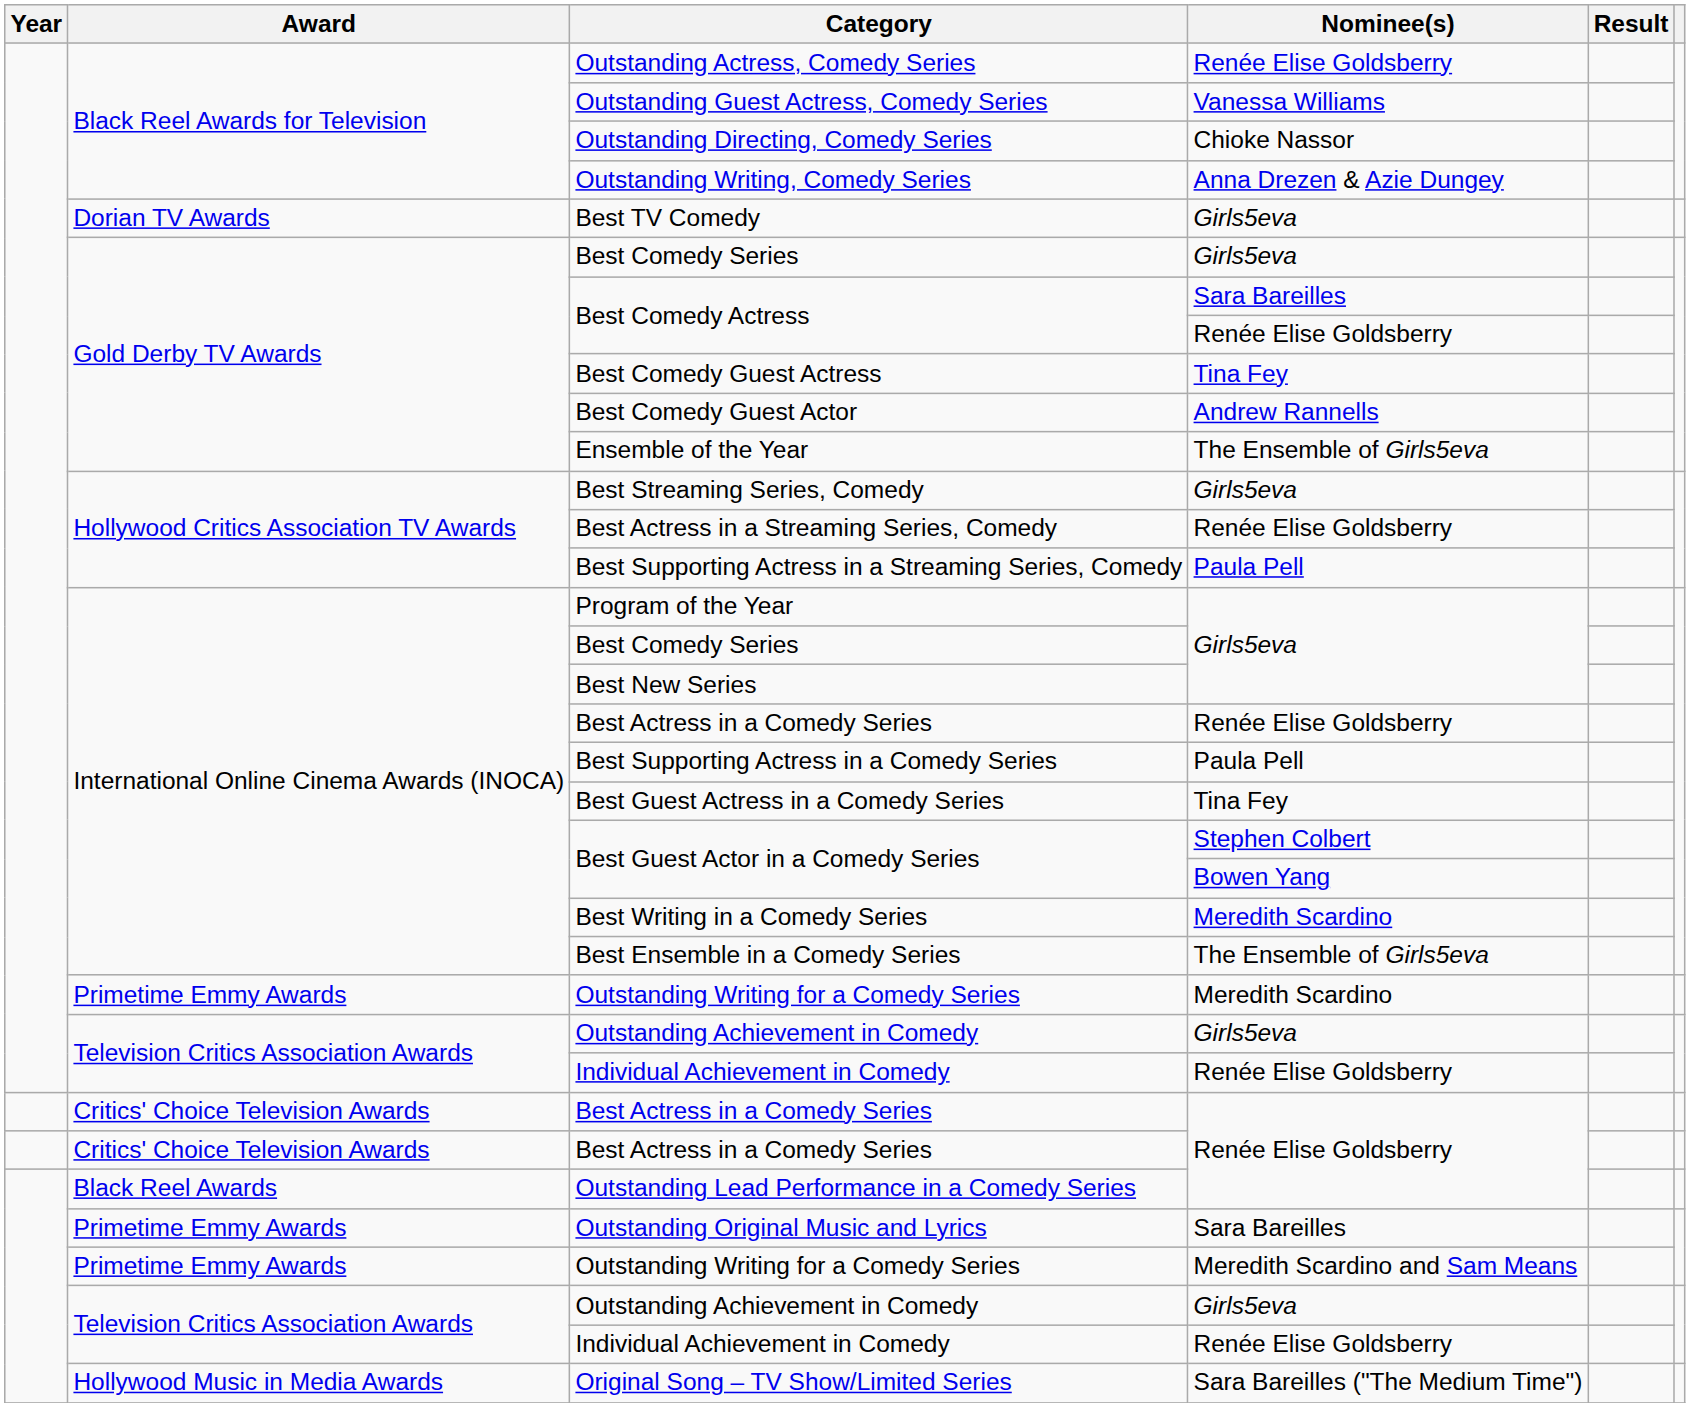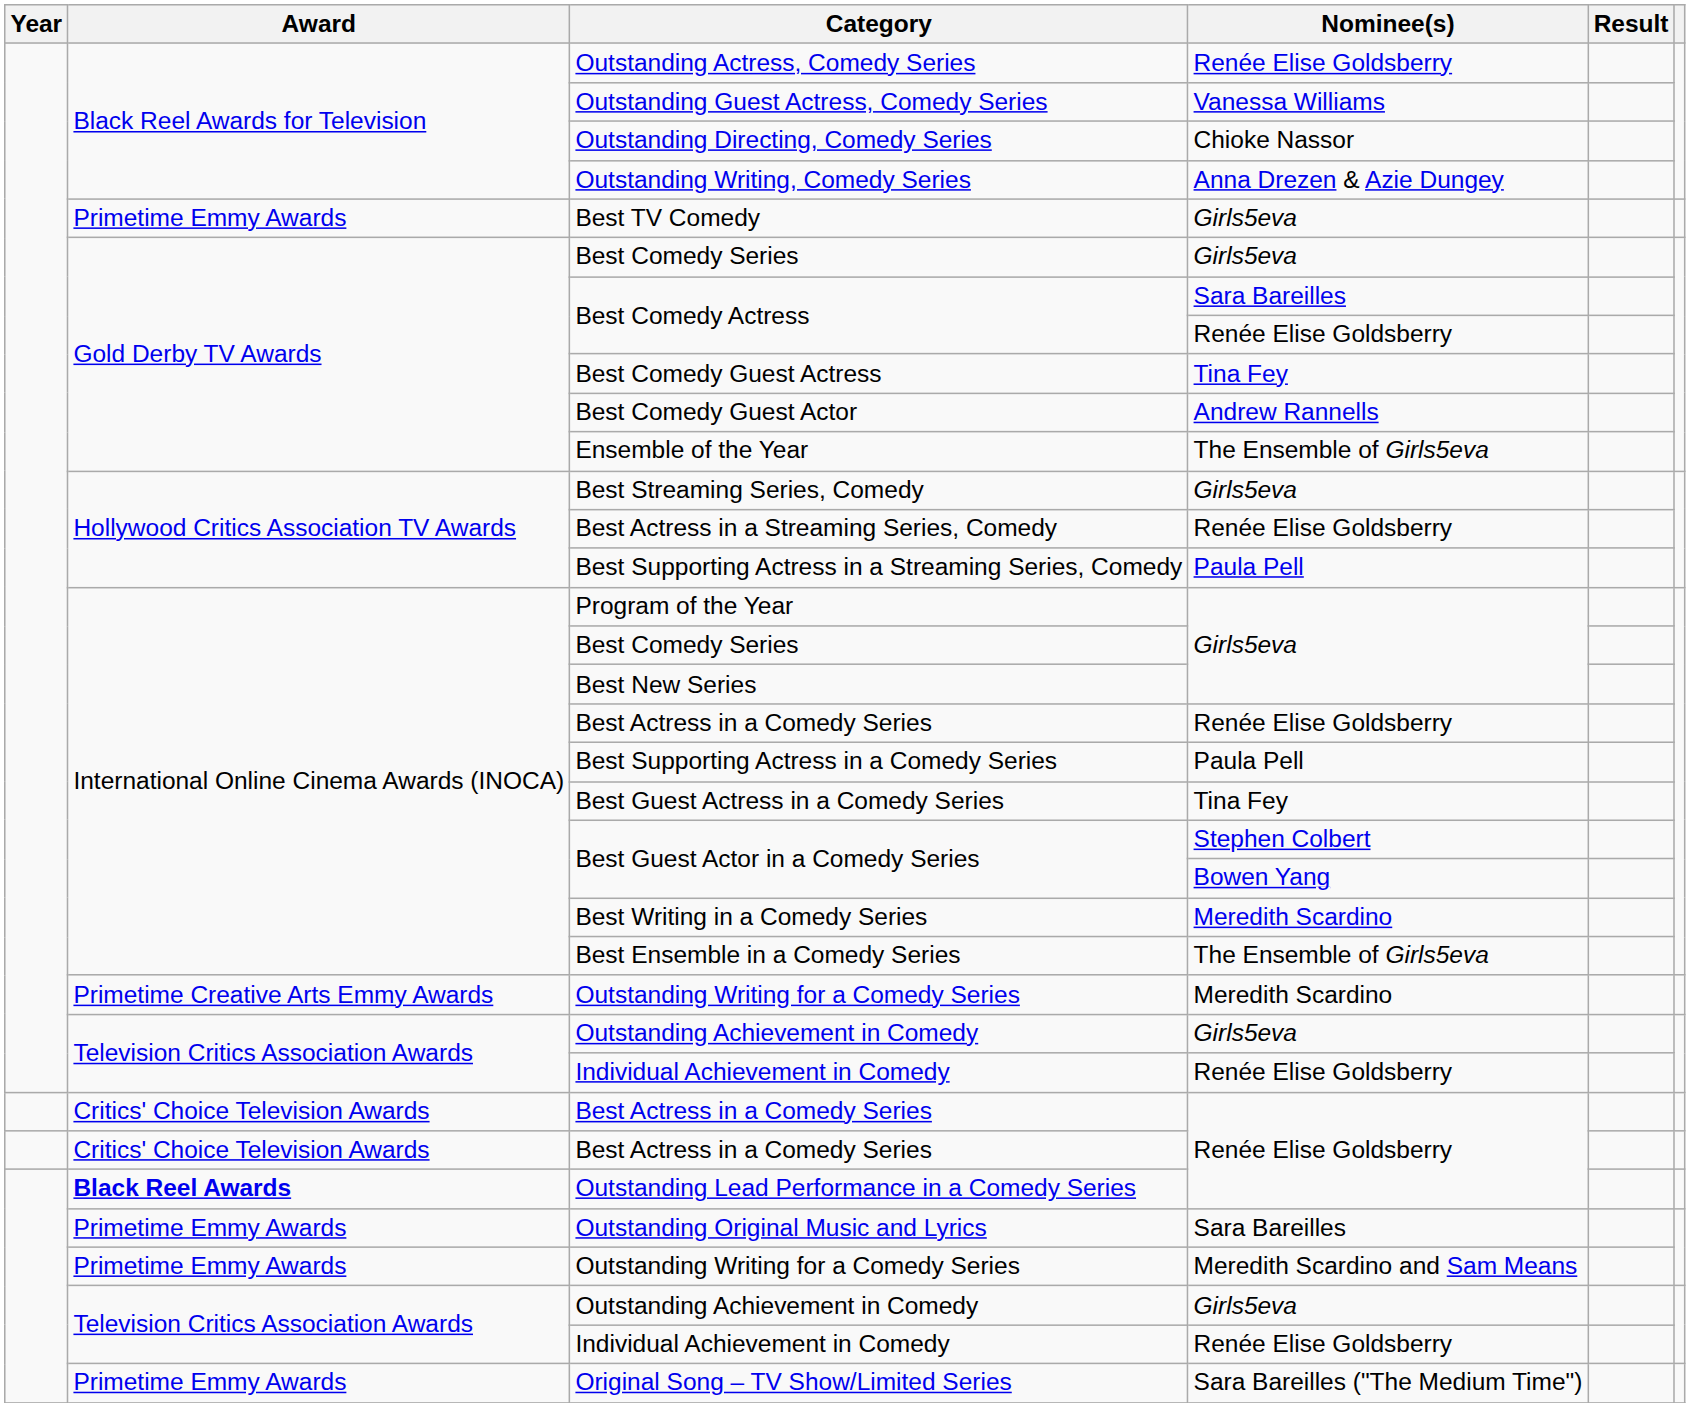(172, 218) Dorian TV Awards -> (210, 218) Primetime Emmy Awards
(210, 994) Primetime Emmy Awards -> (283, 994) Primetime Creative Arts Emmy Awards
(175, 1188) normal -> (182, 1188) bold
(258, 1382) Hollywood Music in Media Awards -> (210, 1382) Primetime Emmy Awards
